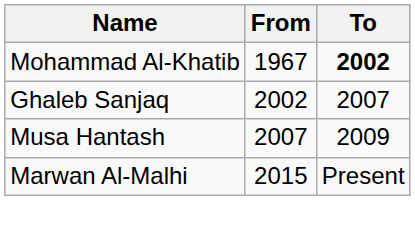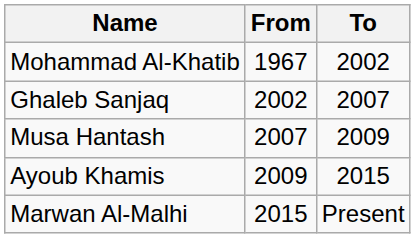(363, 61) bold -> (363, 61) normal
+ row: (87, 175)
